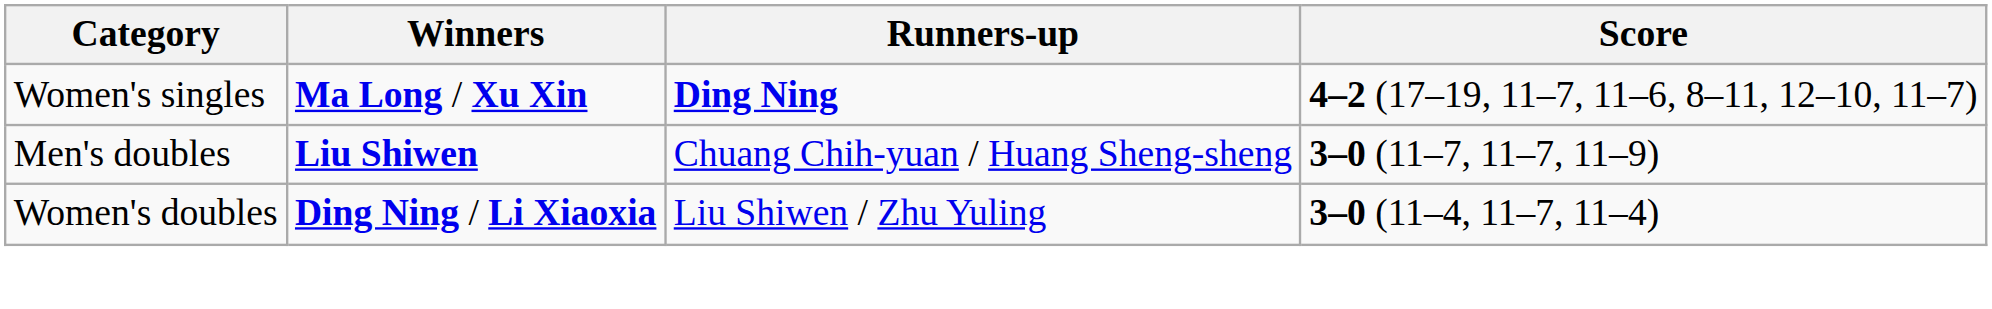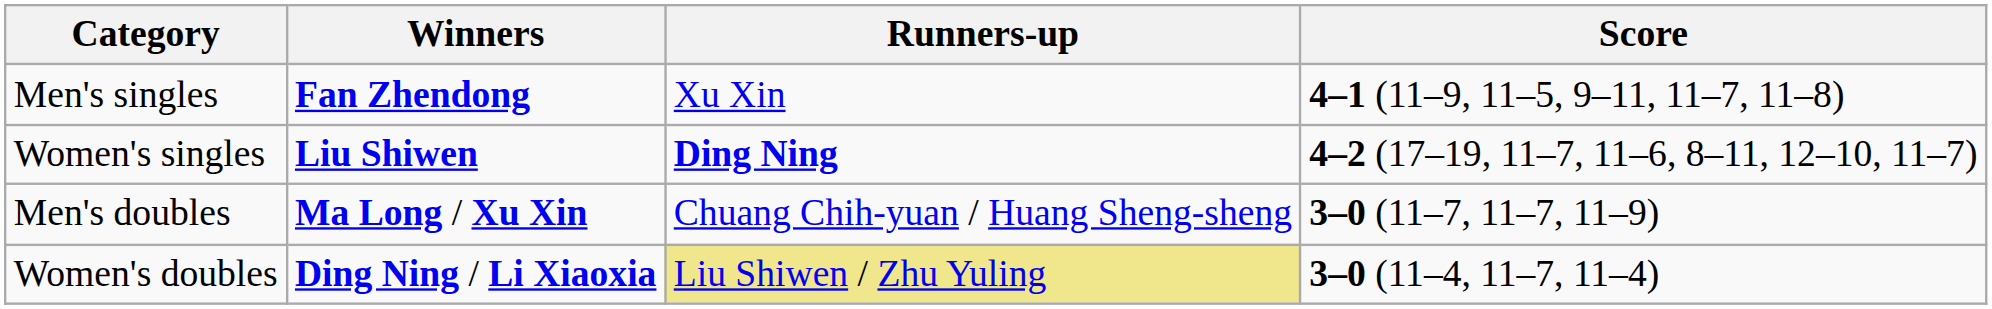+ row: (116, 93)
(441, 93) Ma Long / Xu Xin -> (386, 153) Liu Shiwen
(386, 153) Liu Shiwen -> (441, 213) Ma Long / Xu Xin
(860, 213) no background -> (860, 272) khaki background
